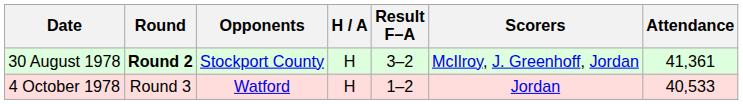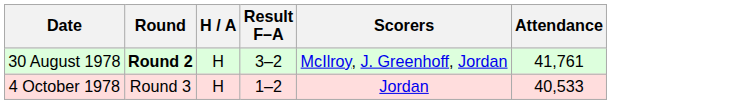- column: (262, 26)
(690, 61) 41,361 -> (559, 61) 41,761
